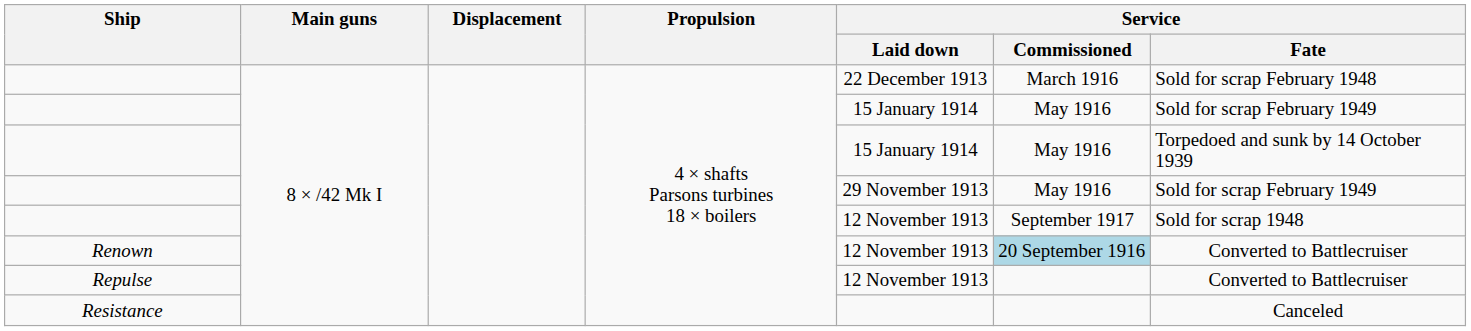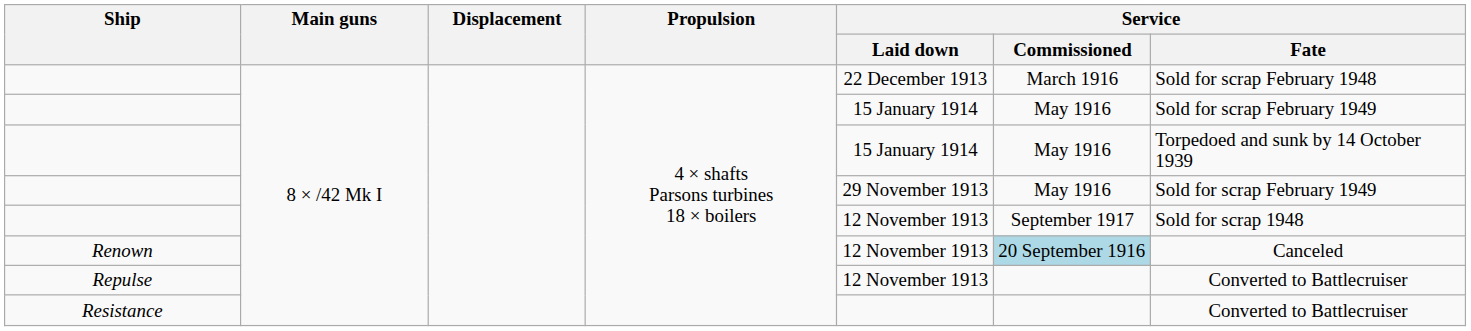(1308, 250) Converted to Battlecruiser -> (1308, 250) Canceled
(1308, 310) Canceled -> (1308, 310) Converted to Battlecruiser
